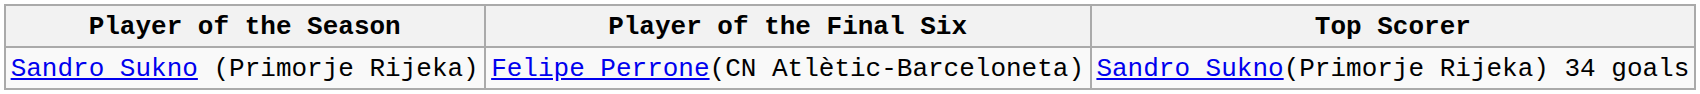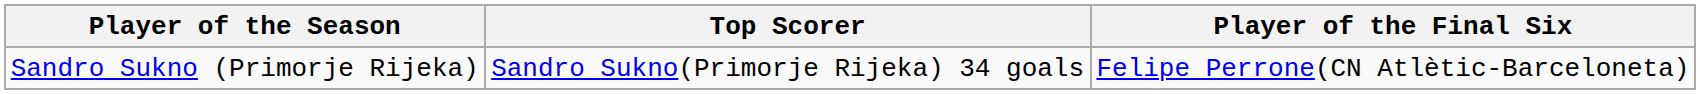columns swapped: (1393, 26) <-> (788, 26)
